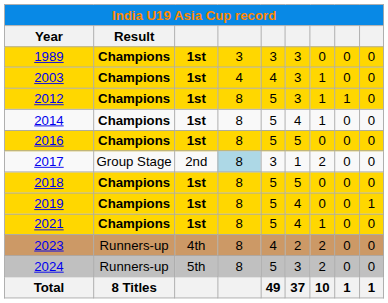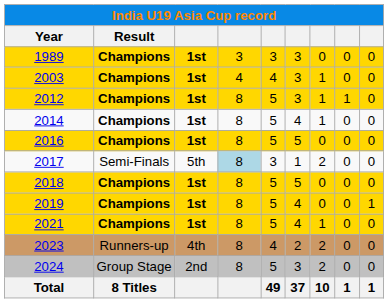(134, 162) Group Stage -> (134, 162) Semi-Finals
(196, 162) 2nd -> (196, 162) 5th
(134, 266) Runners-up -> (134, 266) Group Stage
(196, 266) 5th -> (196, 266) 2nd
